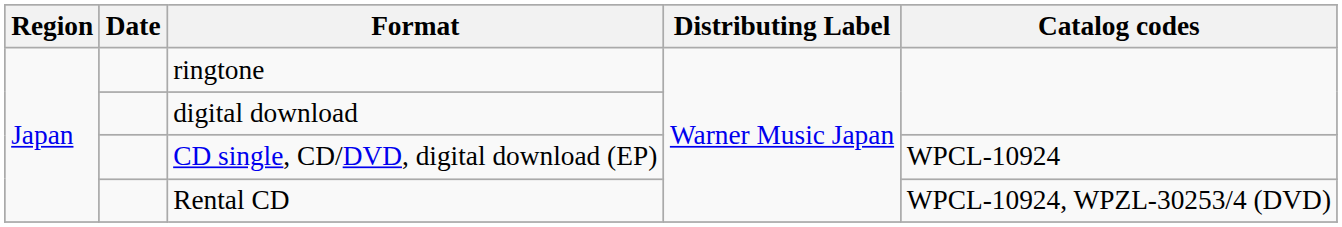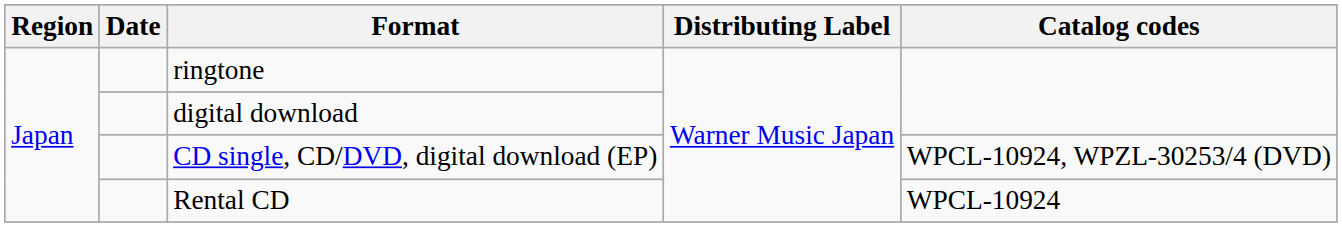(983, 156) WPCL-10924 -> (1119, 156) WPCL-10924, WPZL-30253/4 (DVD)
(1119, 199) WPCL-10924, WPZL-30253/4 (DVD) -> (983, 199) WPCL-10924
